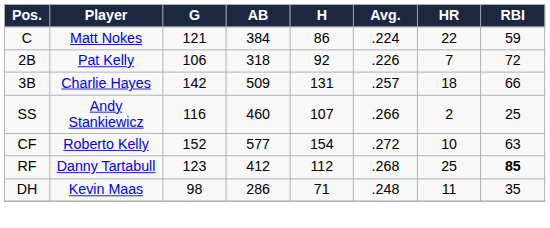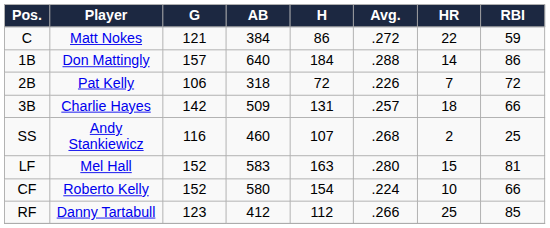(385, 38) .224 -> (385, 38) .272
+ row: (27, 60)
(322, 60) 92 -> (322, 83) 72
(385, 114) .266 -> (385, 136) .268
+ row: (27, 167)
(258, 144) 577 -> (258, 189) 580
(385, 144) .272 -> (385, 189) .224
(513, 144) 63 -> (513, 189) 66
(385, 167) .268 -> (385, 212) .266
(513, 167) bold -> (513, 212) normal
- row: (27, 189)
